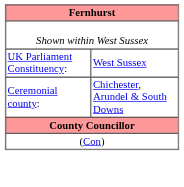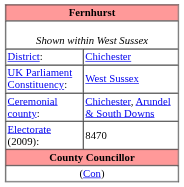+ row: (25, 57)
+ row: (29, 135)
